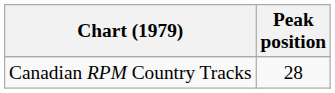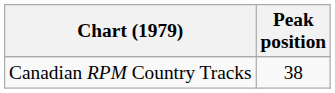(293, 72) 28 -> (293, 72) 38
